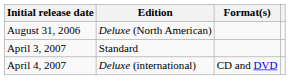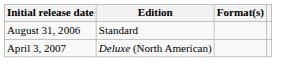(155, 30) Deluxe (North American) -> (118, 30) Standard
(118, 48) Standard -> (155, 48) Deluxe (North American)
- row: (36, 65)
